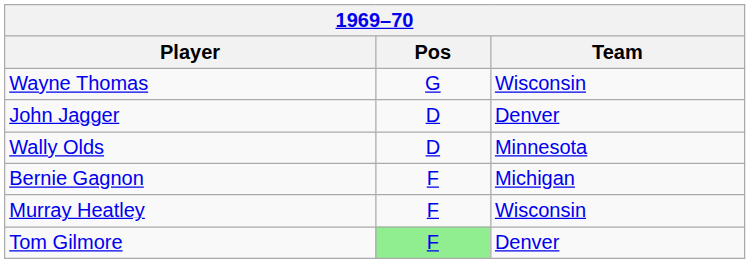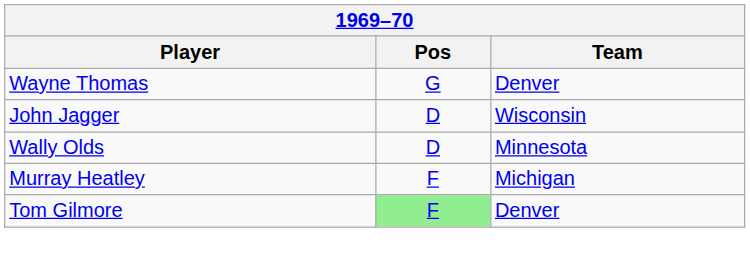(540, 83) Wisconsin -> (527, 83) Denver
(527, 115) Denver -> (540, 115) Wisconsin
- row: (77, 178)
(540, 210) Wisconsin -> (535, 178) Michigan
